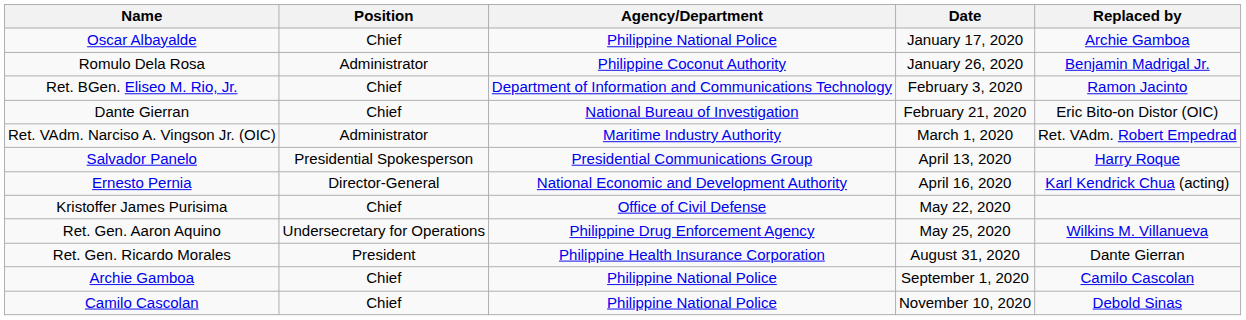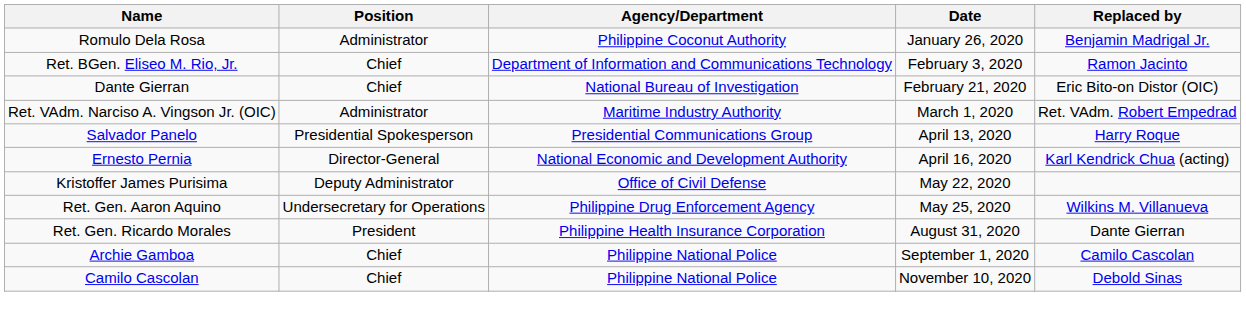- row: (142, 40)
(384, 207) Chief -> (384, 183) Deputy Administrator
